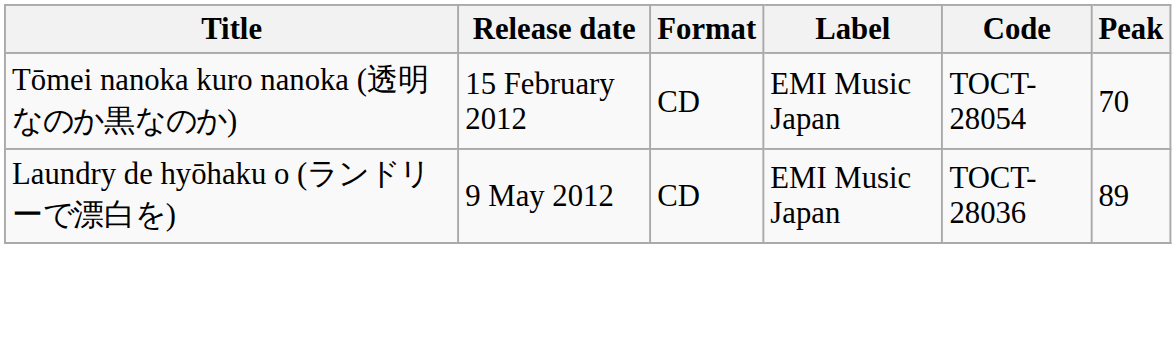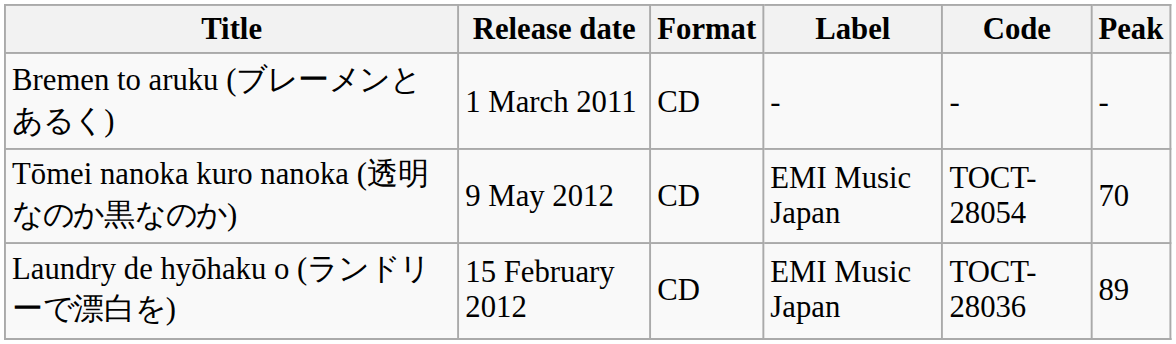+ row: (216, 99)
(540, 100) 15 February 2012 -> (540, 195) 9 May 2012
(540, 195) 9 May 2012 -> (540, 290) 15 February 2012
